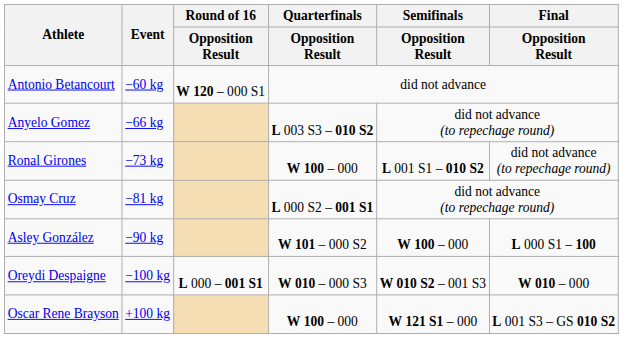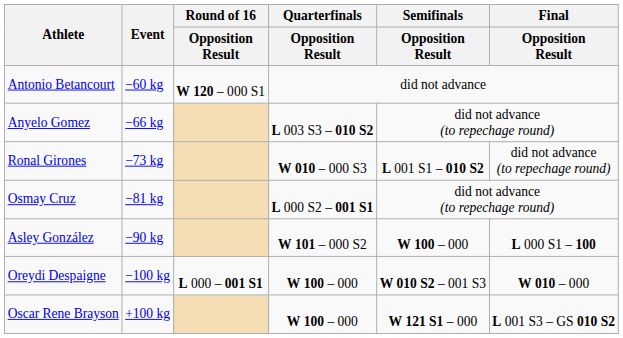(322, 169) W 100 – 000 -> (322, 169) W 010 – 000 S3
(322, 284) W 010 – 000 S3 -> (322, 284) W 100 – 000
